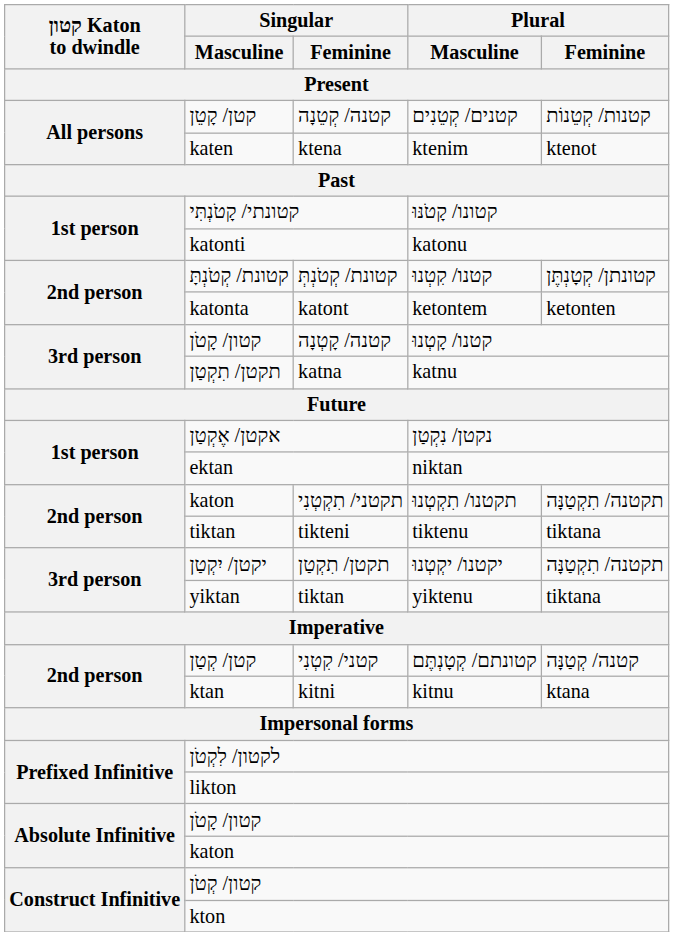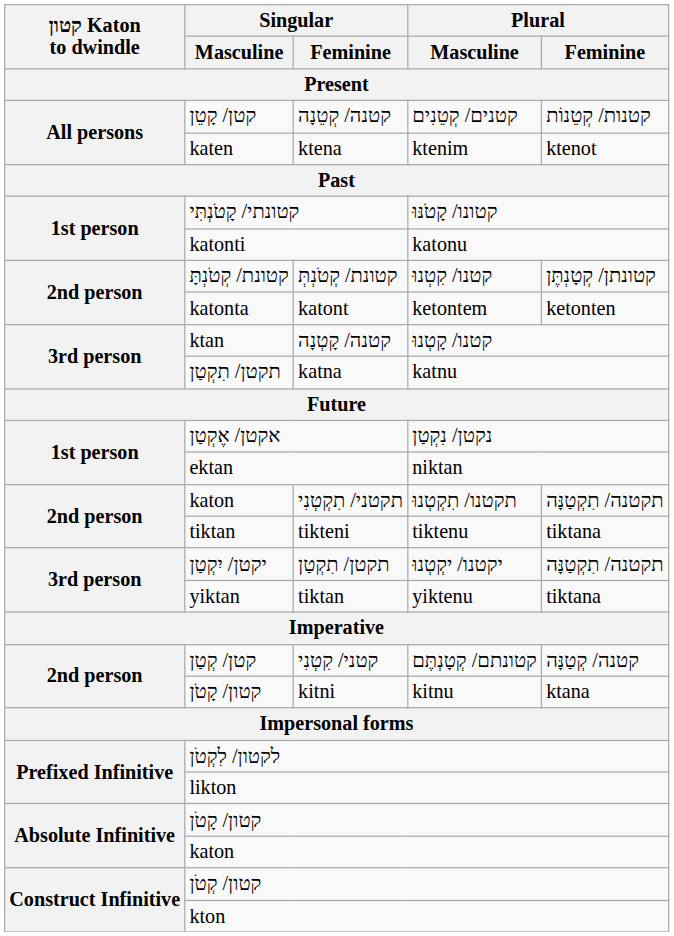(225, 340) קטון/ קָטֹן -> (207, 340) ktan
(207, 691) ktan -> (225, 691) קטון/ קָטֹן
